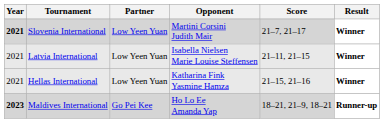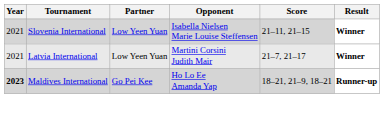(15, 31) bold -> (15, 31) normal
(199, 31) Martini Corsini Judith Mair -> (215, 31) Isabella Nielsen Marie Louise Steffensen
(284, 31) 21–7, 21–17 -> (286, 31) 21–11, 21–15
(215, 56) Isabella Nielsen Marie Louise Steffensen -> (199, 56) Martini Corsini Judith Mair
(286, 56) 21–11, 21–15 -> (284, 56) 21–7, 21–17
- row: (63, 81)
